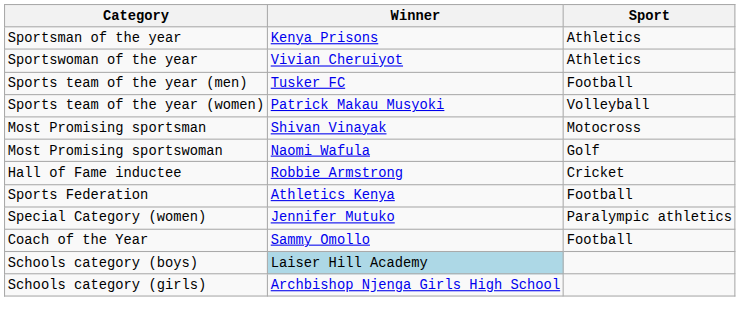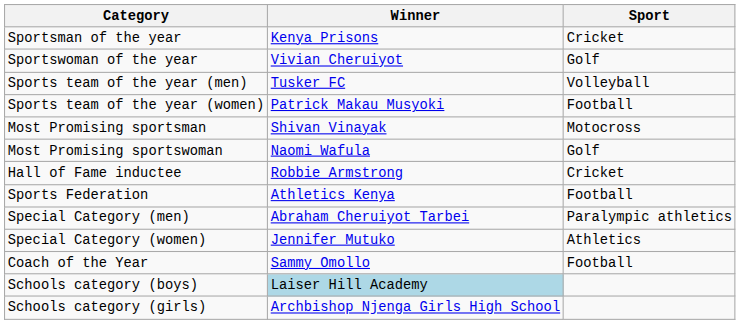(604, 38) Athletics -> (596, 38) Cricket
(604, 61) Athletics -> (583, 61) Golf
(600, 83) Football -> (608, 83) Volleyball
(608, 106) Volleyball -> (600, 106) Football
+ row: (99, 218)
(649, 218) Paralympic athletics -> (604, 240) Athletics
